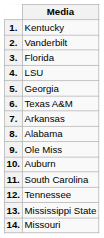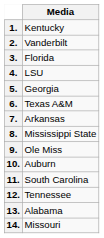(44, 134) Alabama -> (60, 134) Mississippi State
(60, 210) Mississippi State -> (44, 210) Alabama
